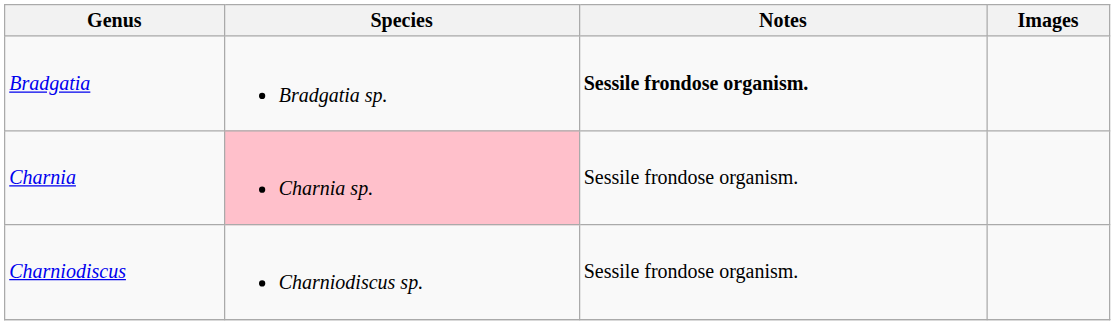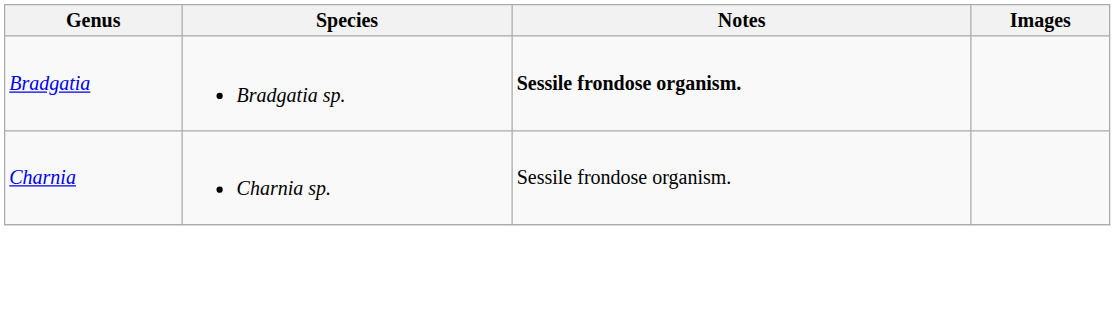(402, 189) pink background -> (347, 189) no background
- row: (68, 271)
